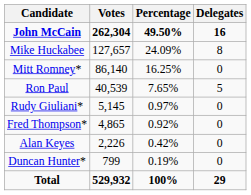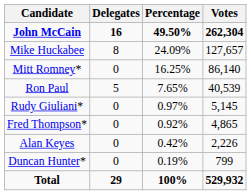columns swapped: (111, 13) <-> (220, 13)
